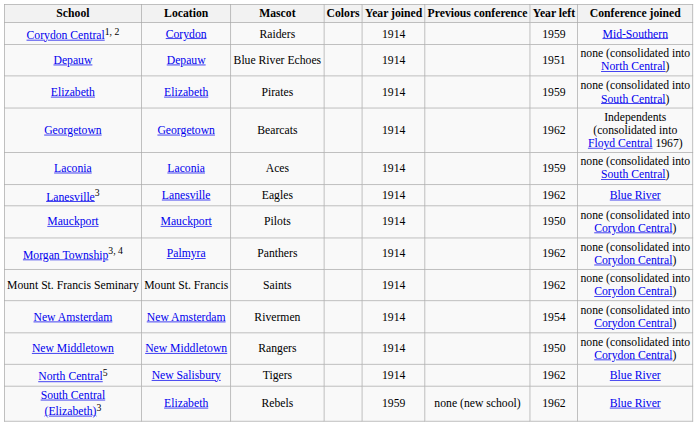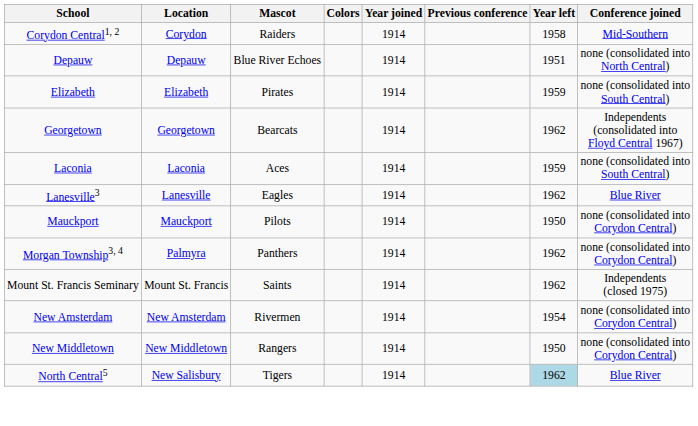(554, 33) 1959 -> (554, 33) 1958
(635, 285) none (consolidated into Corydon Central) -> (635, 285) Independents (closed 1975)
(554, 375) no background -> (554, 375) lightblue background
- row: (73, 403)
